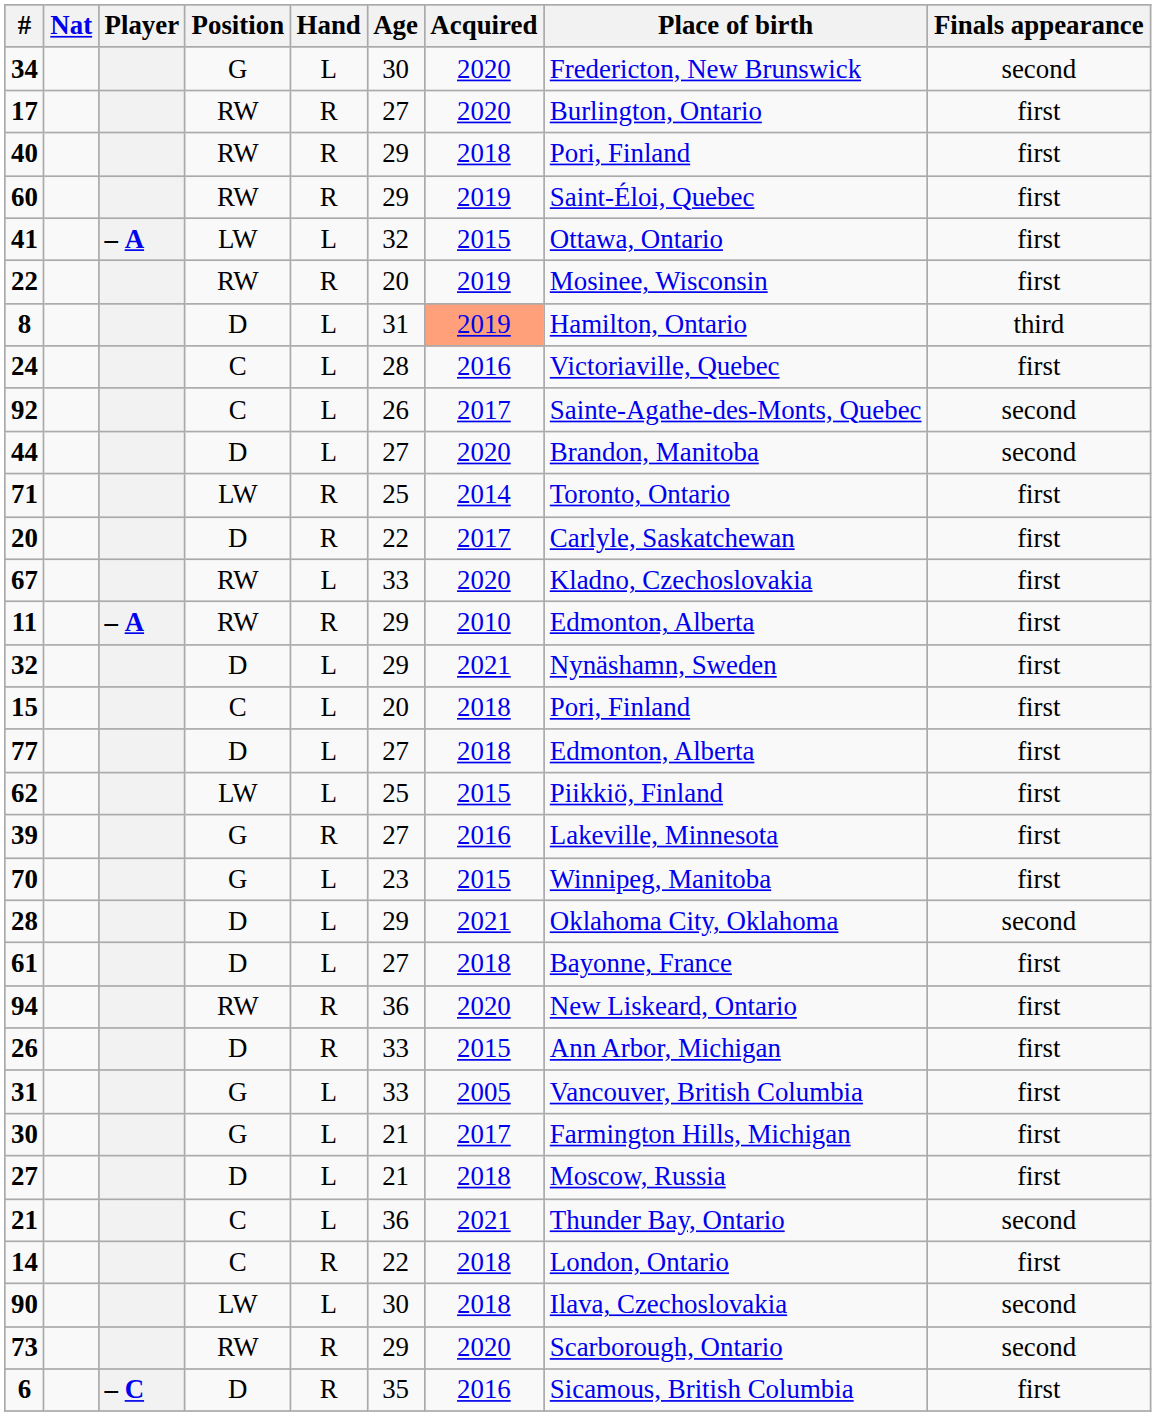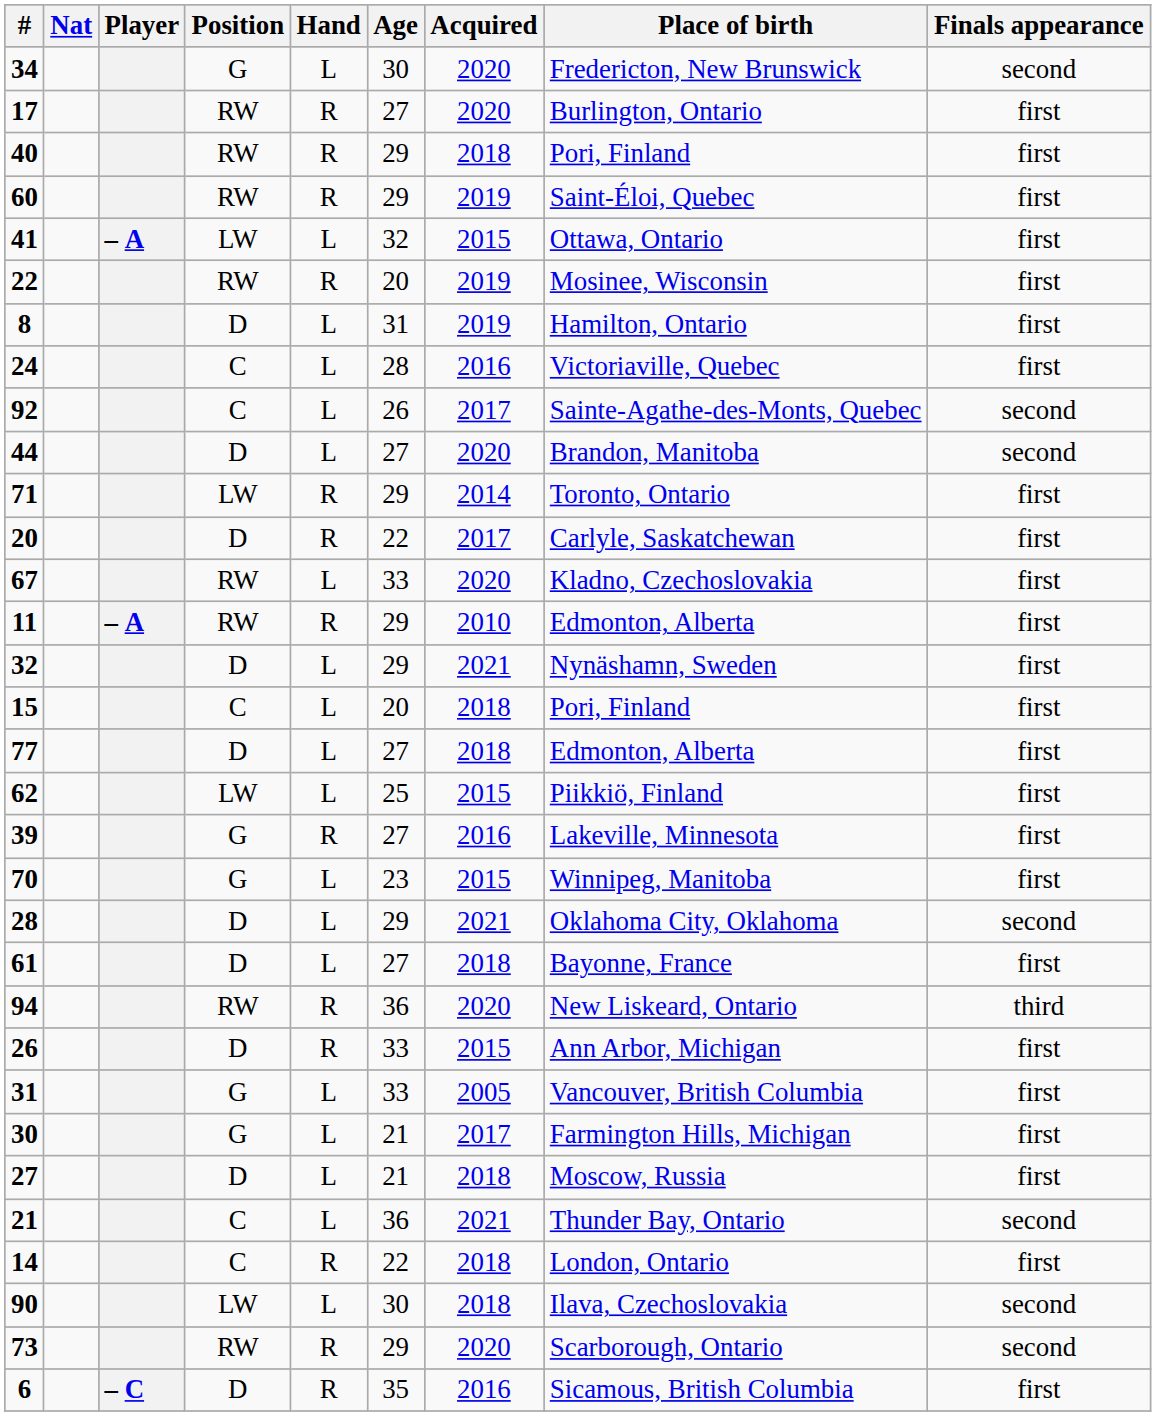(484, 324) lightsalmon background -> (484, 324) no background
(1039, 324) third -> (1039, 324) first
(396, 494) 25 -> (396, 494) 29
(1039, 1006) first -> (1039, 1006) third
